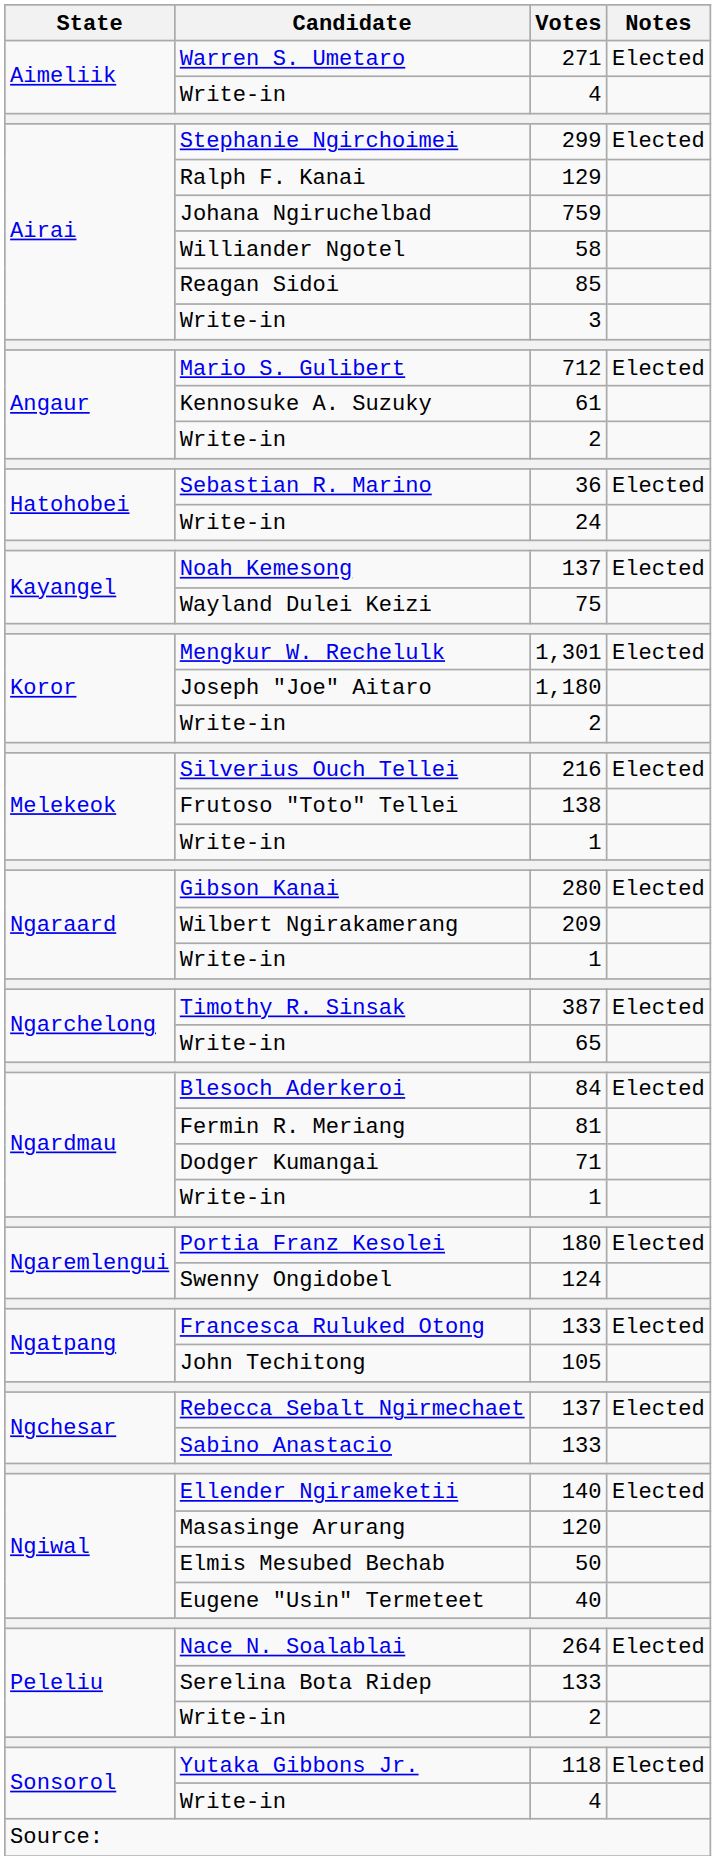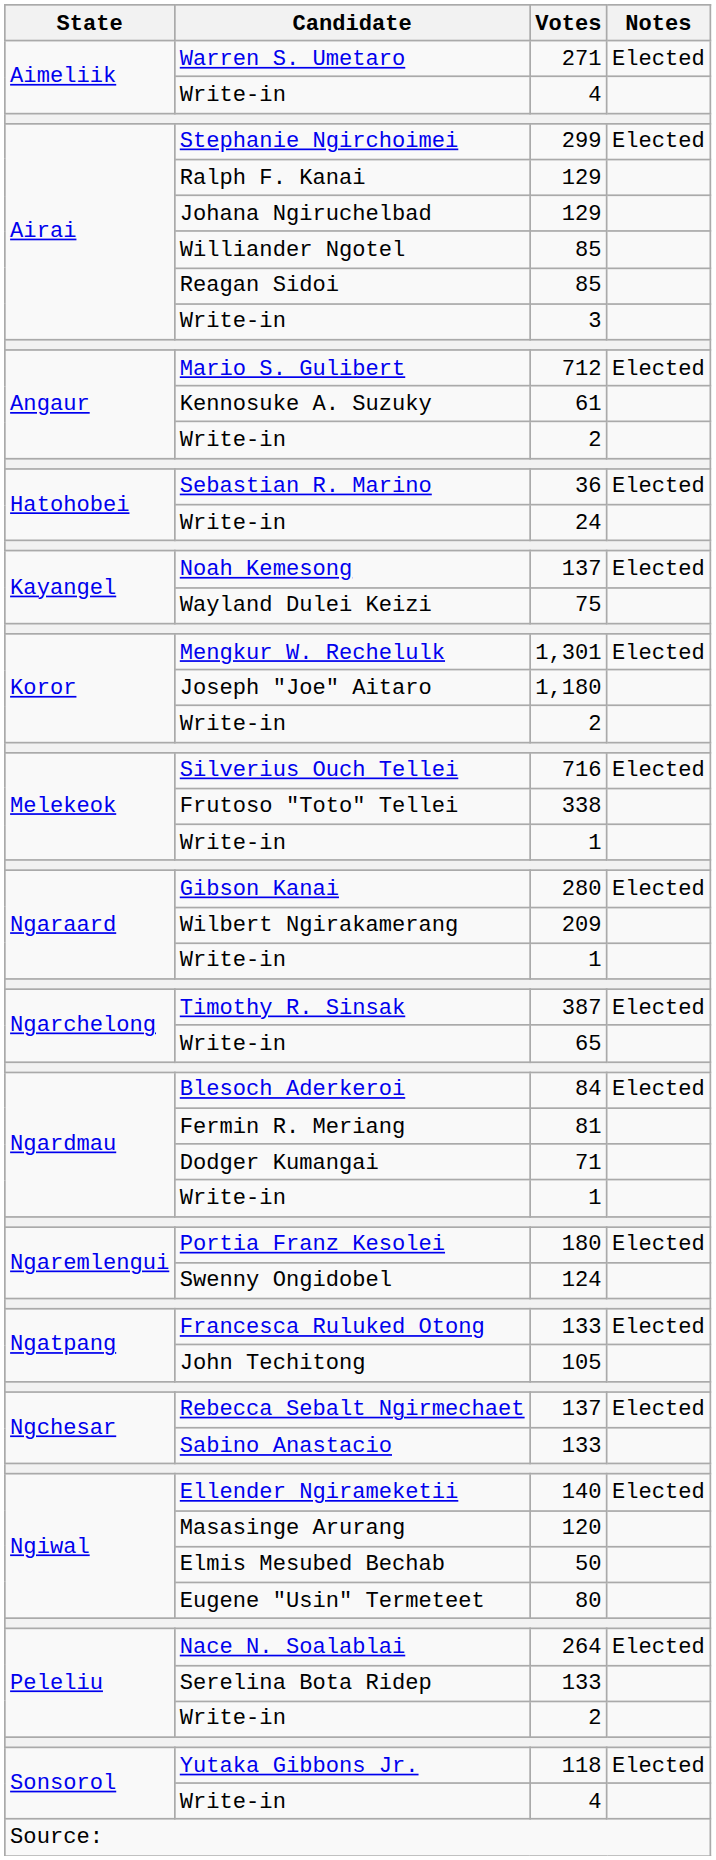(582, 213) 759 -> (582, 213) 129
(588, 249) 58 -> (588, 249) 85
(582, 770) 216 -> (582, 770) 716
(582, 806) 138 -> (582, 806) 338
(588, 1600) 40 -> (588, 1600) 80
